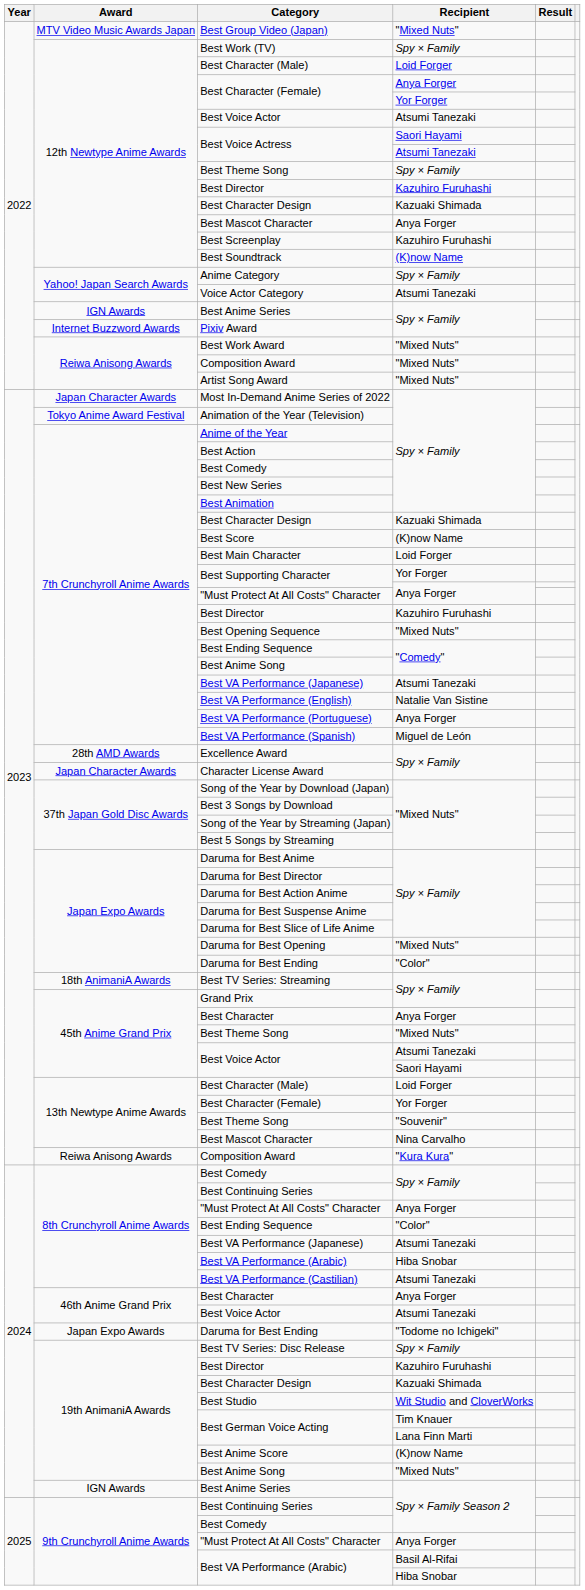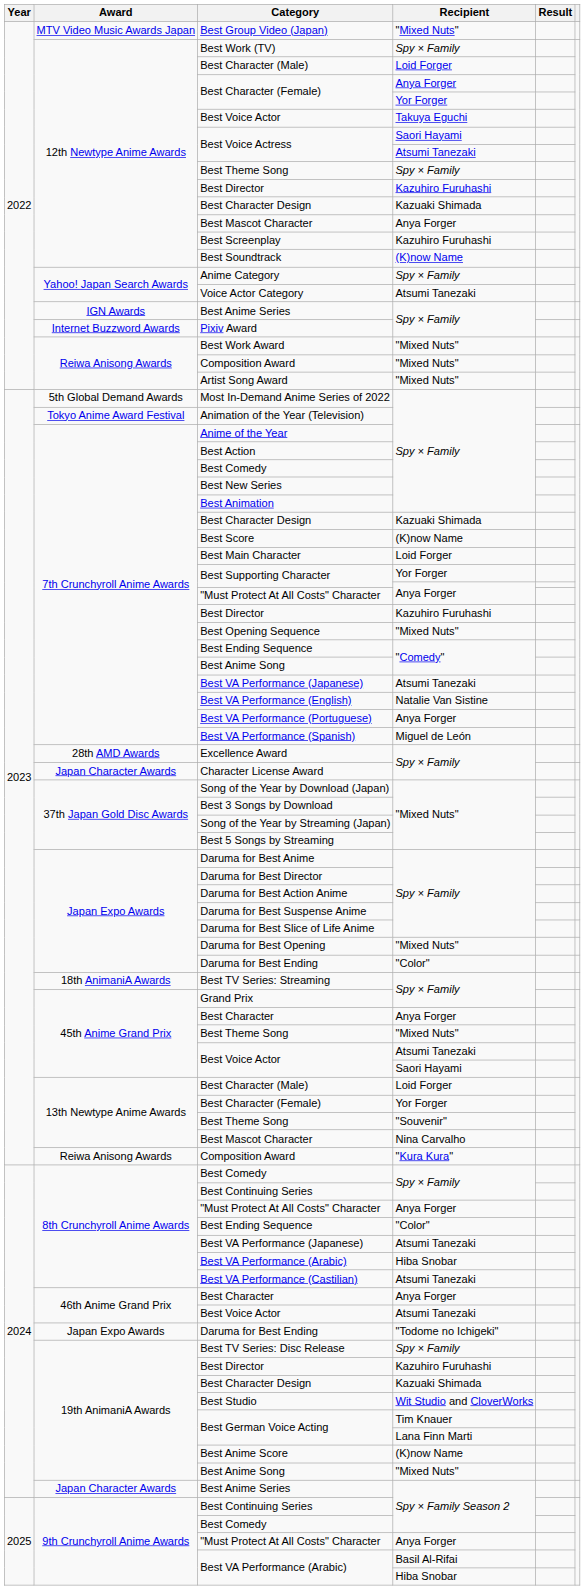(436, 118) Atsumi Tanezaki -> (431, 118) Takuya Eguchi
(116, 398) Japan Character Awards -> (116, 398) 5th Global Demand Awards
(116, 1489) IGN Awards -> (116, 1489) Japan Character Awards
